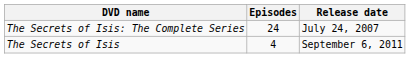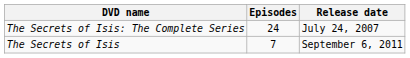(273, 45) 4 -> (273, 45) 7
